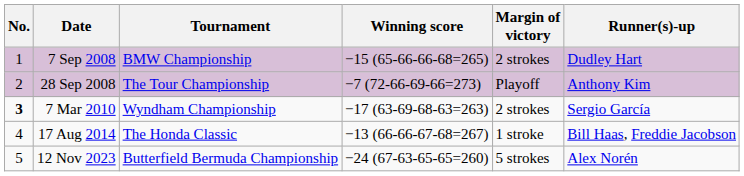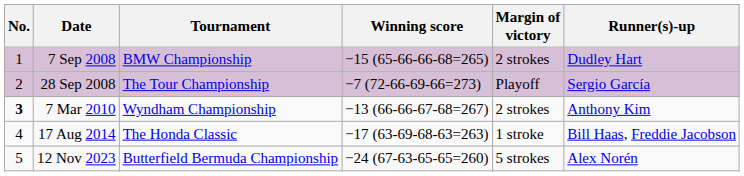(609, 84) Anthony Kim -> (609, 84) Sergio García
(417, 109) −17 (63-69-68-63=263) -> (417, 109) −13 (66-66-67-68=267)
(609, 109) Sergio García -> (609, 109) Anthony Kim
(417, 134) −13 (66-66-67-68=267) -> (417, 134) −17 (63-69-68-63=263)
